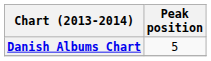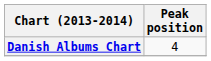(175, 47) 5 -> (175, 47) 4
